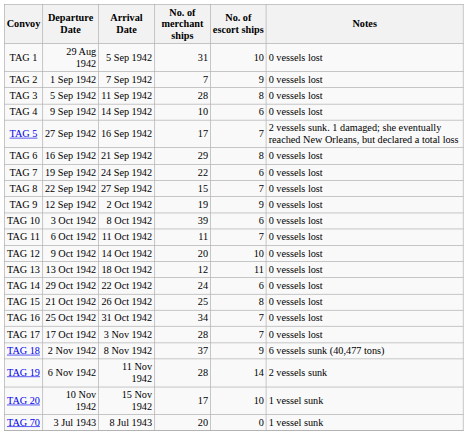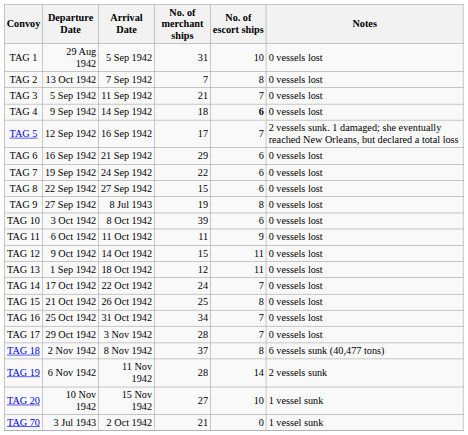(73, 79) 1 Sep 1942 -> (71, 79) 13 Oct 1942
(261, 79) 9 -> (261, 79) 8
(203, 95) 28 -> (203, 95) 21
(261, 95) 8 -> (261, 95) 7
(203, 112) 10 -> (203, 112) 18
(261, 112) normal -> (261, 112) bold
(71, 134) 27 Sep 1942 -> (71, 134) 12 Sep 1942
(261, 156) 8 -> (261, 156) 6
(261, 188) 7 -> (261, 188) 6
(71, 204) 12 Sep 1942 -> (71, 204) 27 Sep 1942
(129, 204) 2 Oct 1942 -> (131, 204) 8 Jul 1943
(261, 204) 9 -> (261, 204) 8
(261, 237) 7 -> (261, 237) 9
(203, 253) 20 -> (203, 253) 15
(259, 253) 10 -> (259, 253) 11
(71, 269) 13 Oct 1942 -> (73, 269) 1 Sep 1942
(71, 286) 29 Oct 1942 -> (71, 286) 17 Oct 1942
(261, 286) 6 -> (261, 286) 7
(71, 334) 17 Oct 1942 -> (71, 334) 29 Oct 1942
(261, 351) 9 -> (261, 351) 8
(203, 400) 17 -> (203, 400) 27
(131, 422) 8 Jul 1943 -> (129, 422) 2 Oct 1942
(203, 422) 20 -> (203, 422) 21
